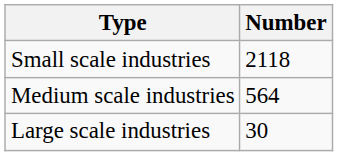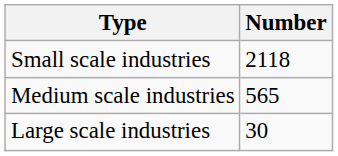(262, 95) 564 -> (262, 95) 565
